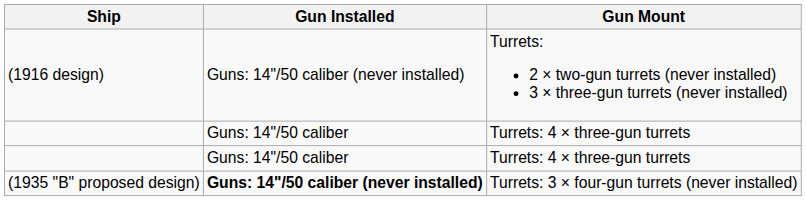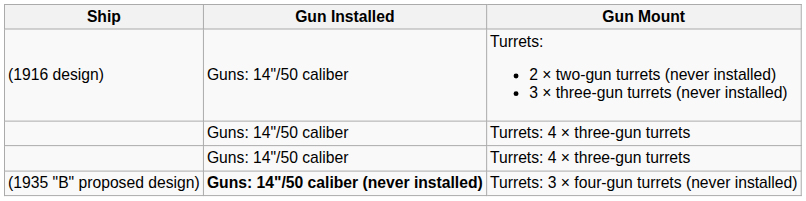(336, 75) Guns: 14"/50 caliber (never installed) -> (278, 75) Guns: 14"/50 caliber
